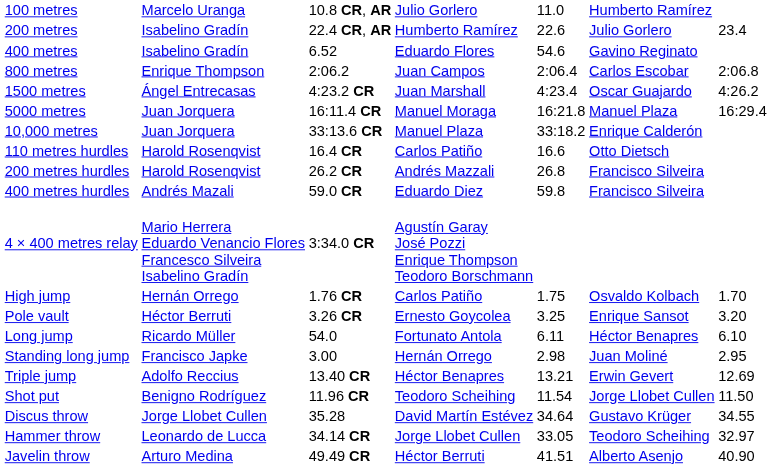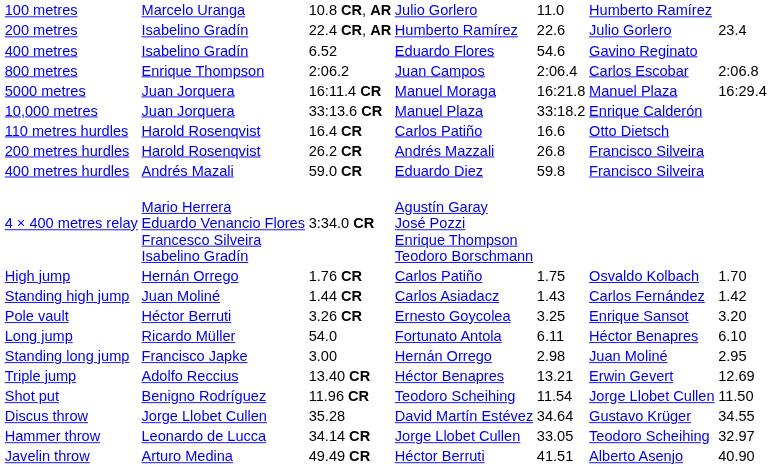- row: (45, 91)
+ row: (67, 296)
